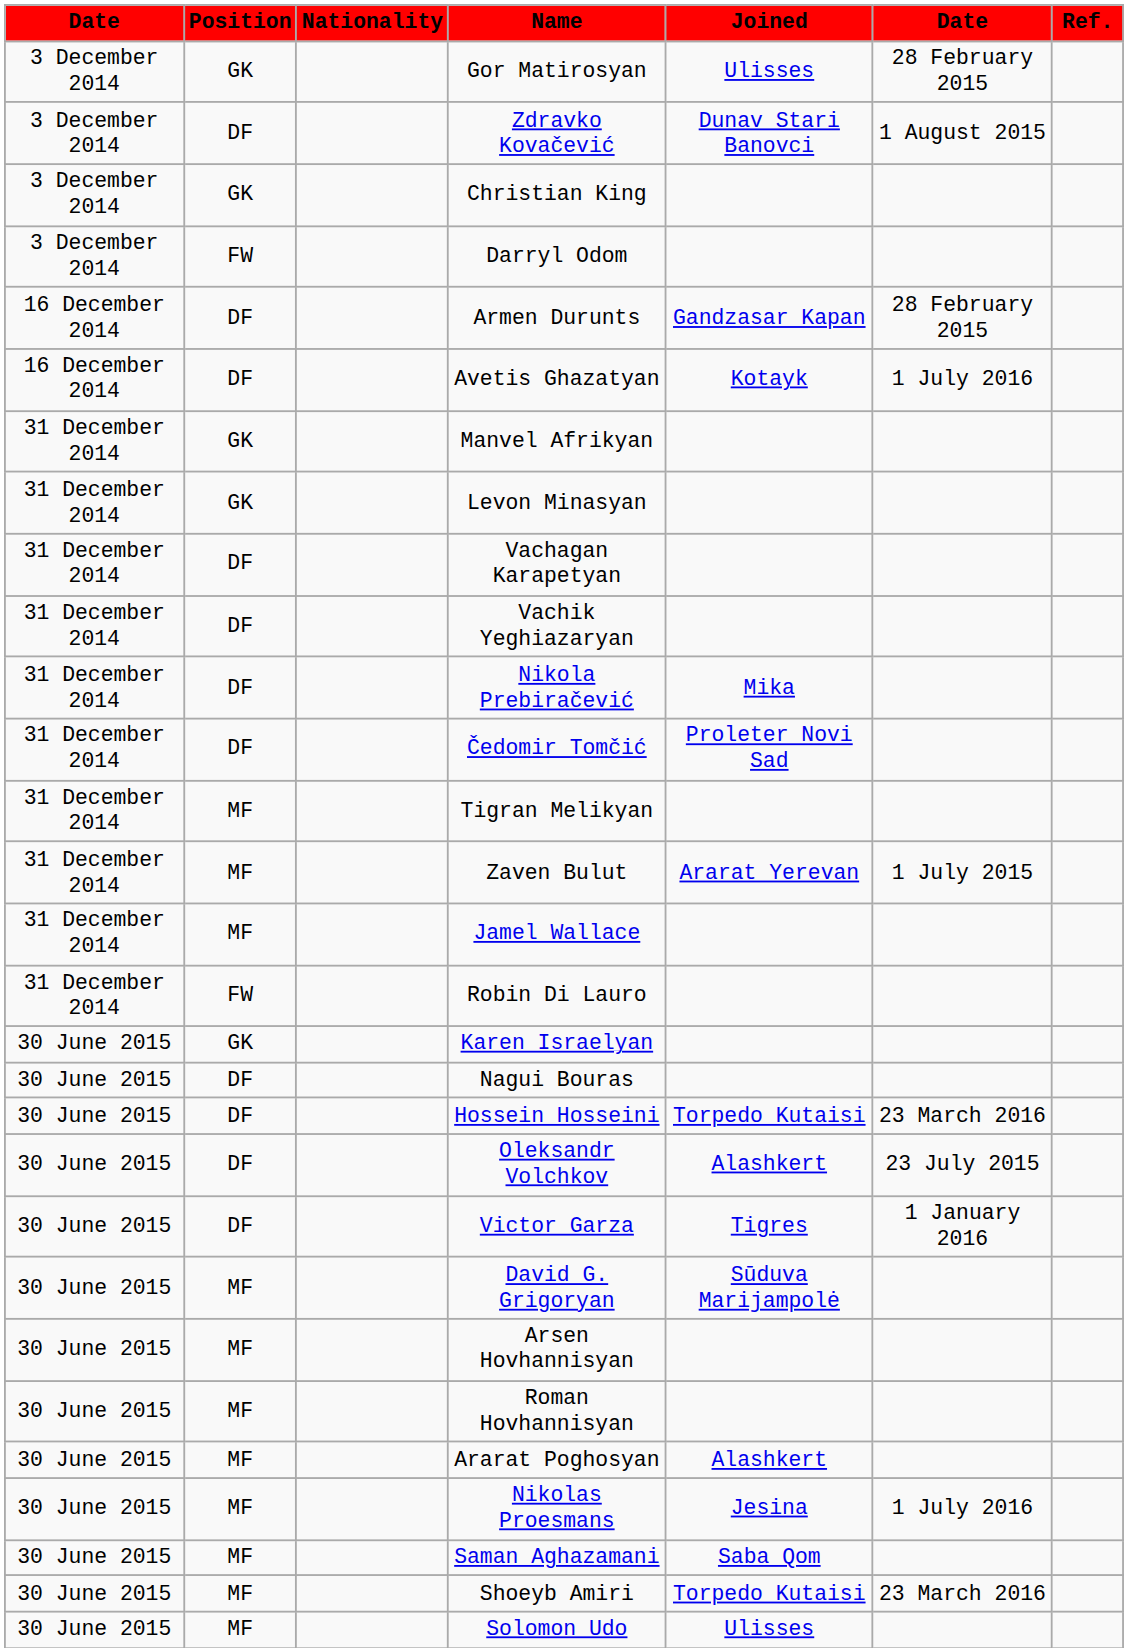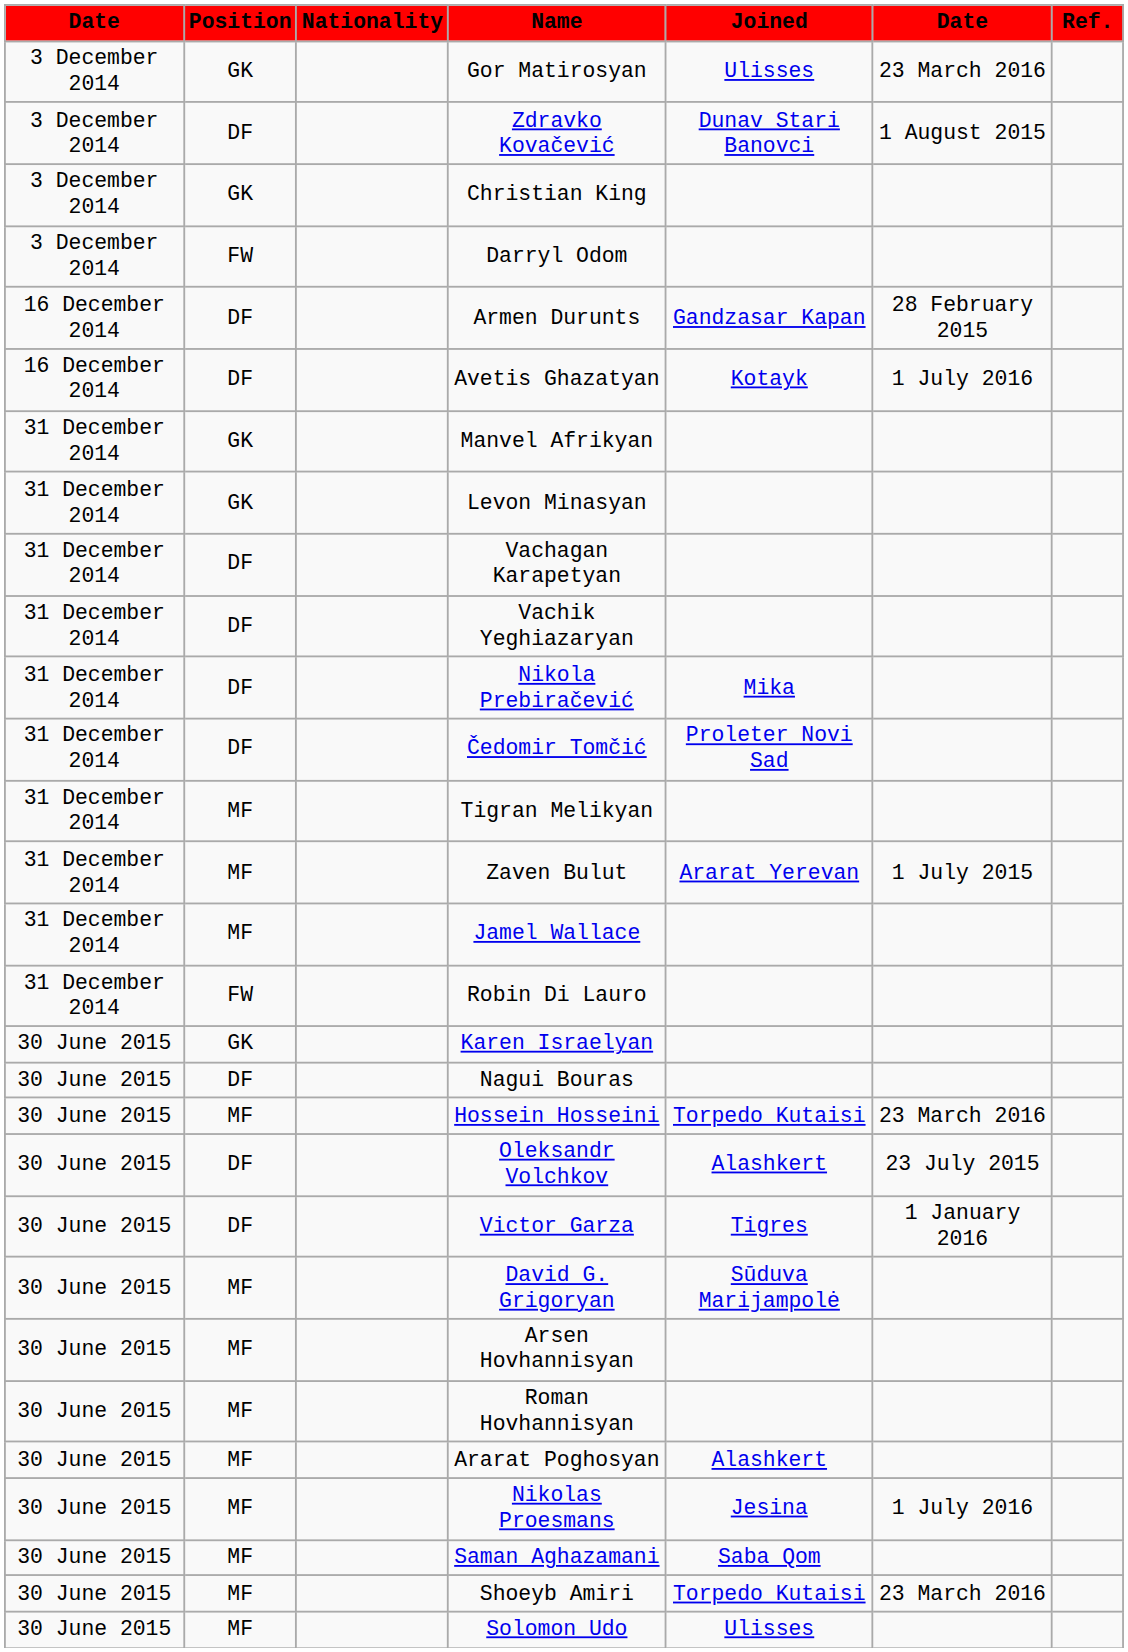(962, 71) 28 February 2015 -> (962, 71) 23 March 2016
(240, 1116) DF -> (240, 1116) MF
